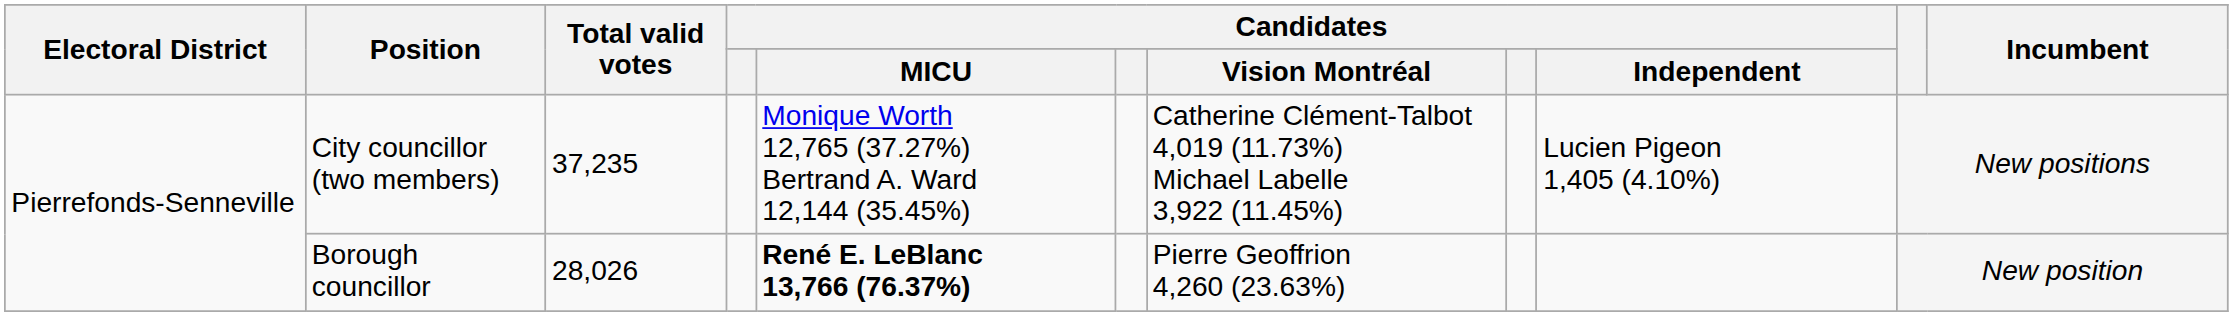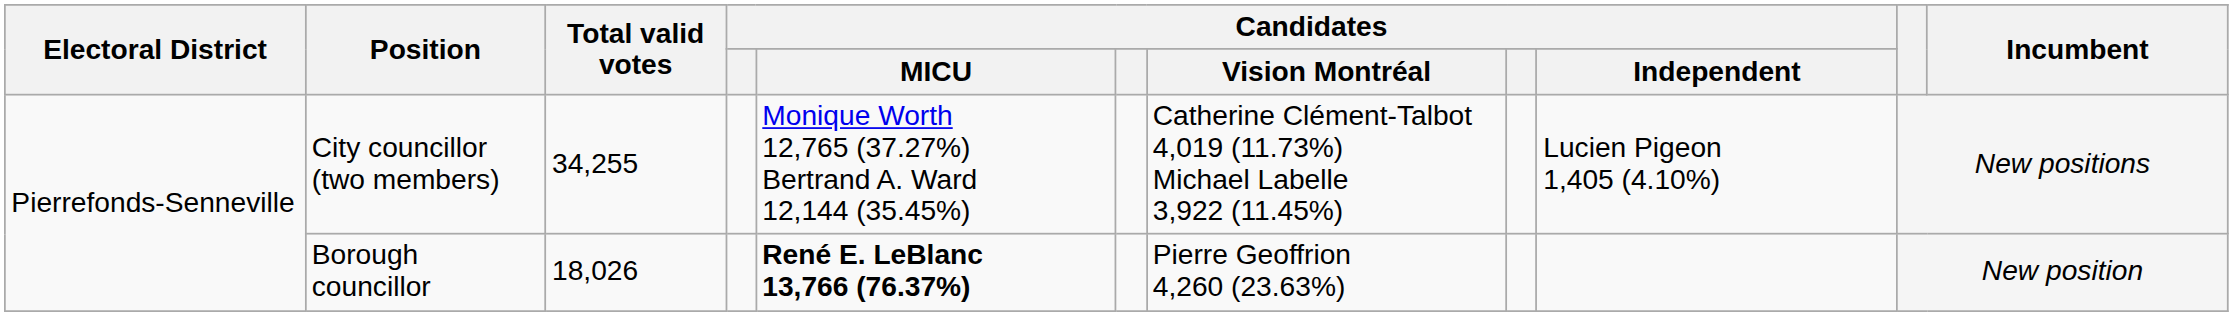(595, 163) 37,235 -> (595, 163) 34,255
(595, 271) 28,026 -> (595, 271) 18,026
